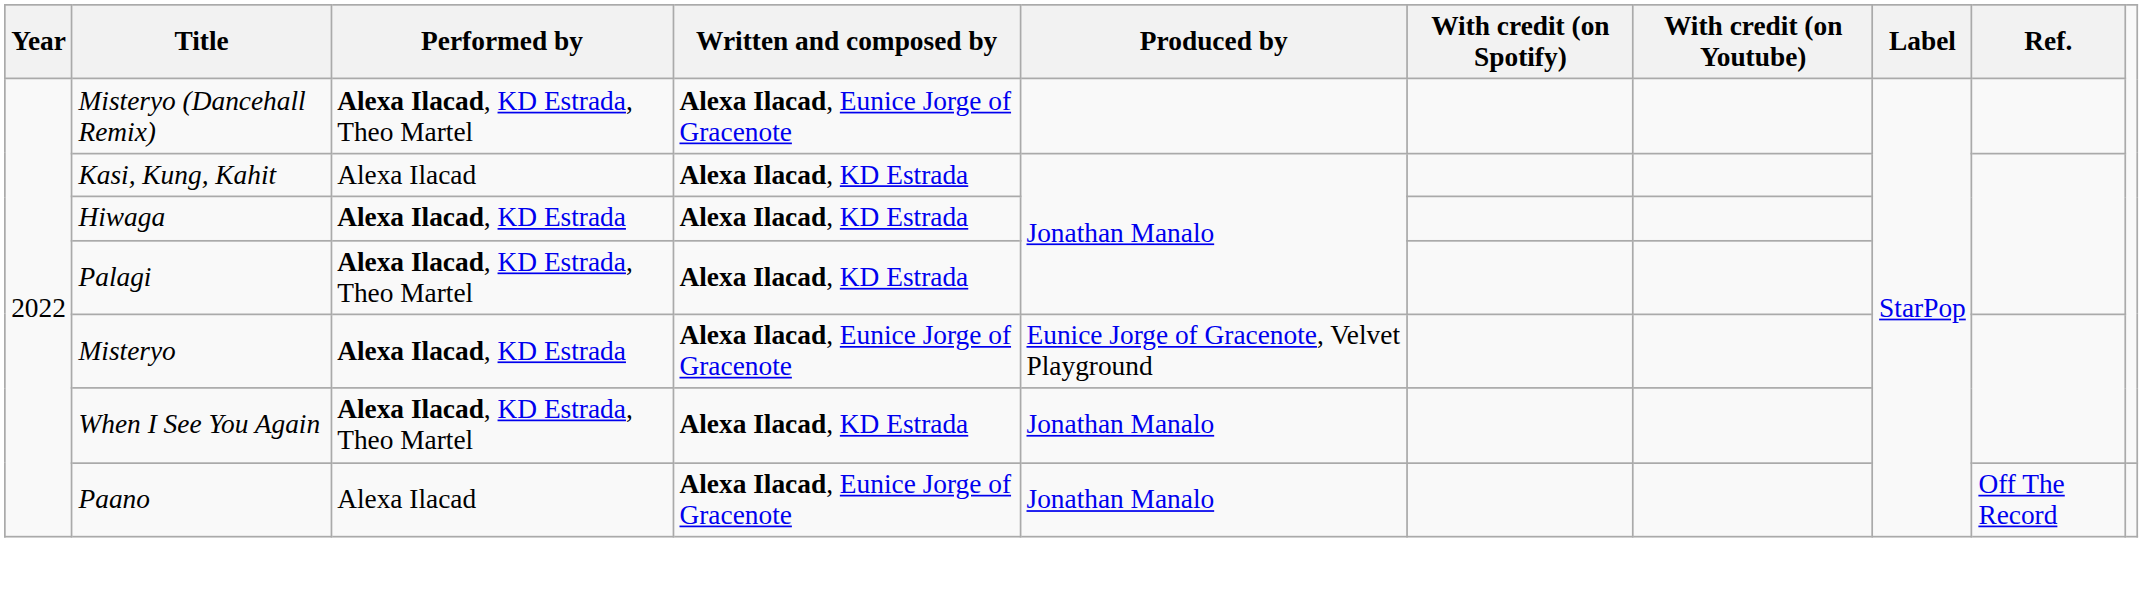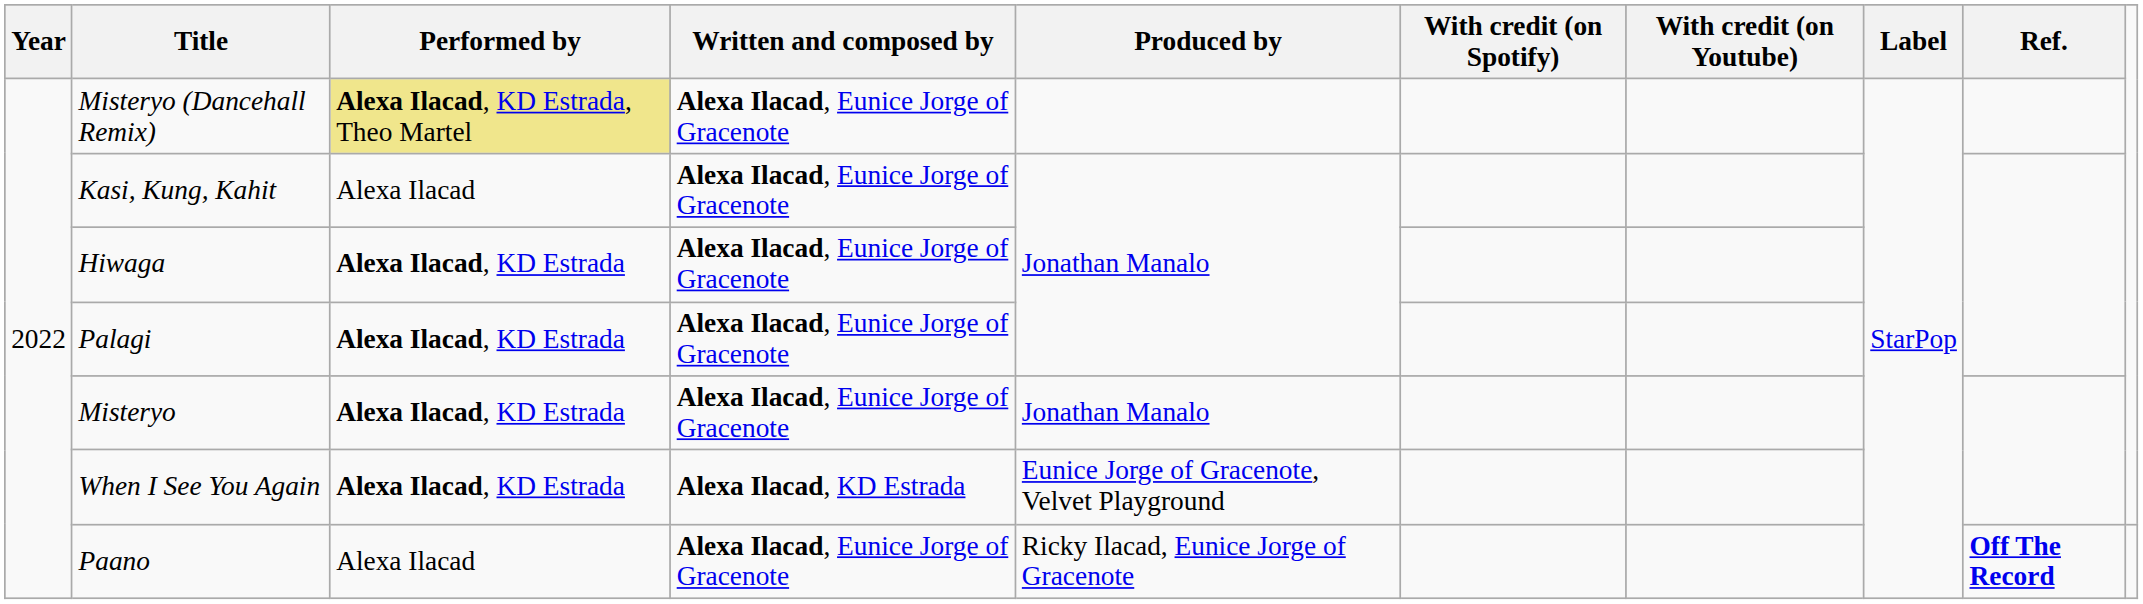(485, 115) no background -> (484, 115) khaki background
(824, 174) Alexa Ilacad, KD Estrada -> (842, 189) Alexa Ilacad, Eunice Jorge of Gracenote
(824, 217) Alexa Ilacad, KD Estrada -> (842, 264) Alexa Ilacad, Eunice Jorge of Gracenote
(485, 276) Alexa Ilacad, KD Estrada, Theo Martel -> (481, 338) Alexa Ilacad, KD Estrada
(824, 276) Alexa Ilacad, KD Estrada -> (842, 338) Alexa Ilacad, Eunice Jorge of Gracenote
(1213, 350) Eunice Jorge of Gracenote, Velvet Playground -> (1116, 412) Jonathan Manalo
(485, 425) Alexa Ilacad, KD Estrada, Theo Martel -> (481, 486) Alexa Ilacad, KD Estrada
(1120, 425) Jonathan Manalo -> (1171, 486) Eunice Jorge of Gracenote, Velvet Playground
(1120, 499) Jonathan Manalo -> (1184, 560) Ricky Ilacad, Eunice Jorge of Gracenote
(2022, 499) normal -> (2015, 560) bold
